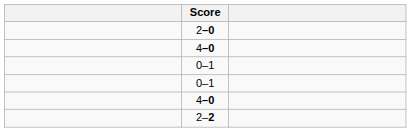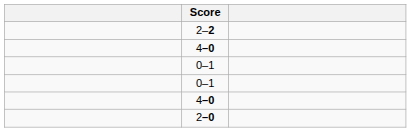rows swapped: (93, 118) <-> (93, 31)
